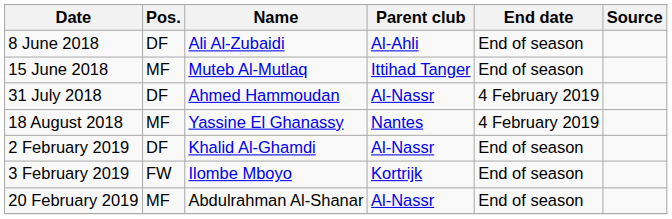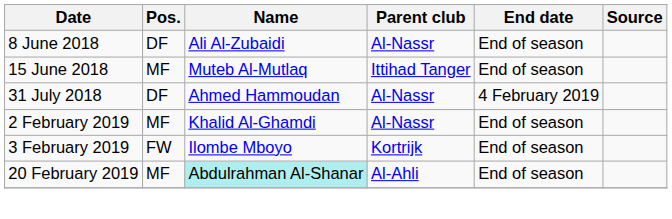(395, 43) Al-Ahli -> (403, 43) Al-Nassr
- row: (66, 122)
(157, 148) DF -> (158, 122) MF
(276, 200) no background -> (276, 174) paleturquoise background
(403, 200) Al-Nassr -> (395, 174) Al-Ahli
